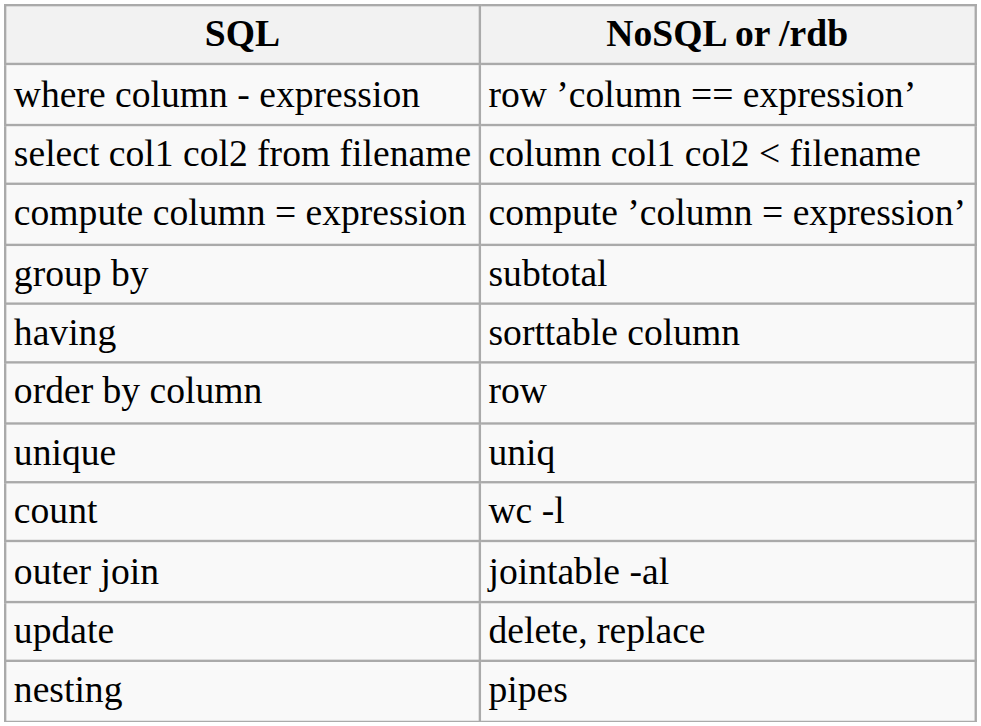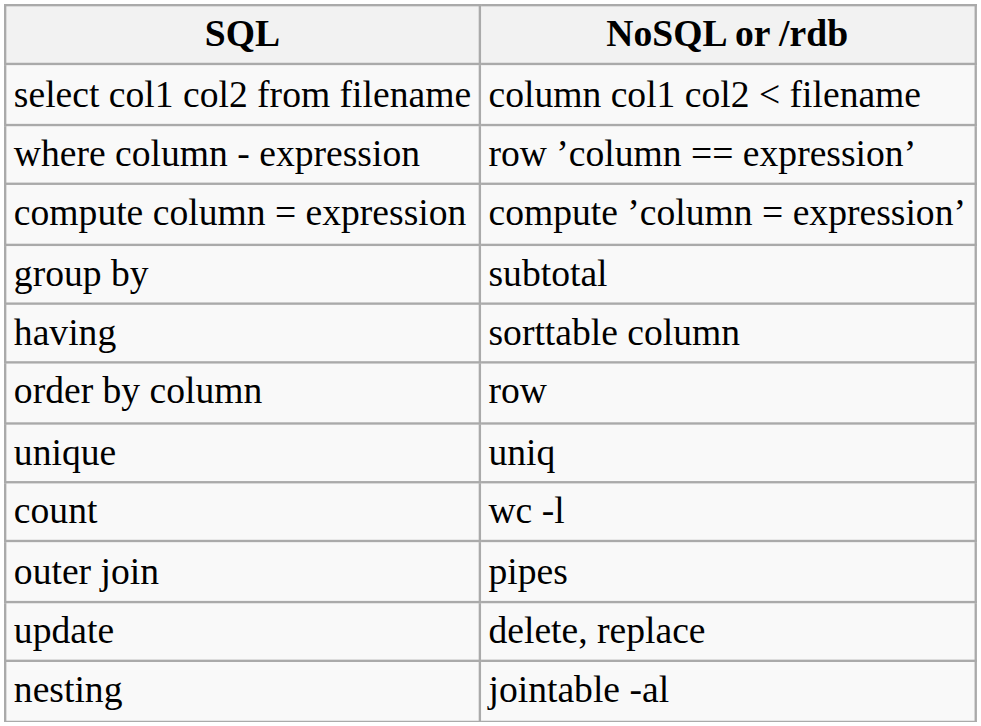rows swapped: (242, 153) <-> (217, 93)
(579, 570) jointable -al -> (528, 570) pipes
(528, 690) pipes -> (579, 690) jointable -al
